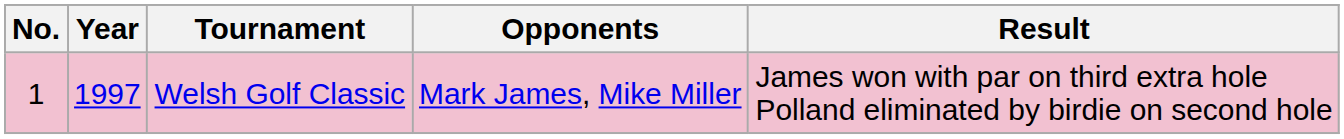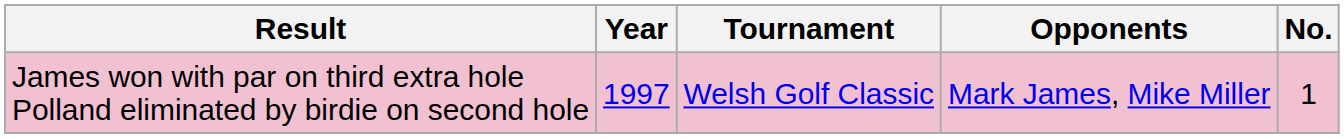columns swapped: (36, 29) <-> (1044, 29)
